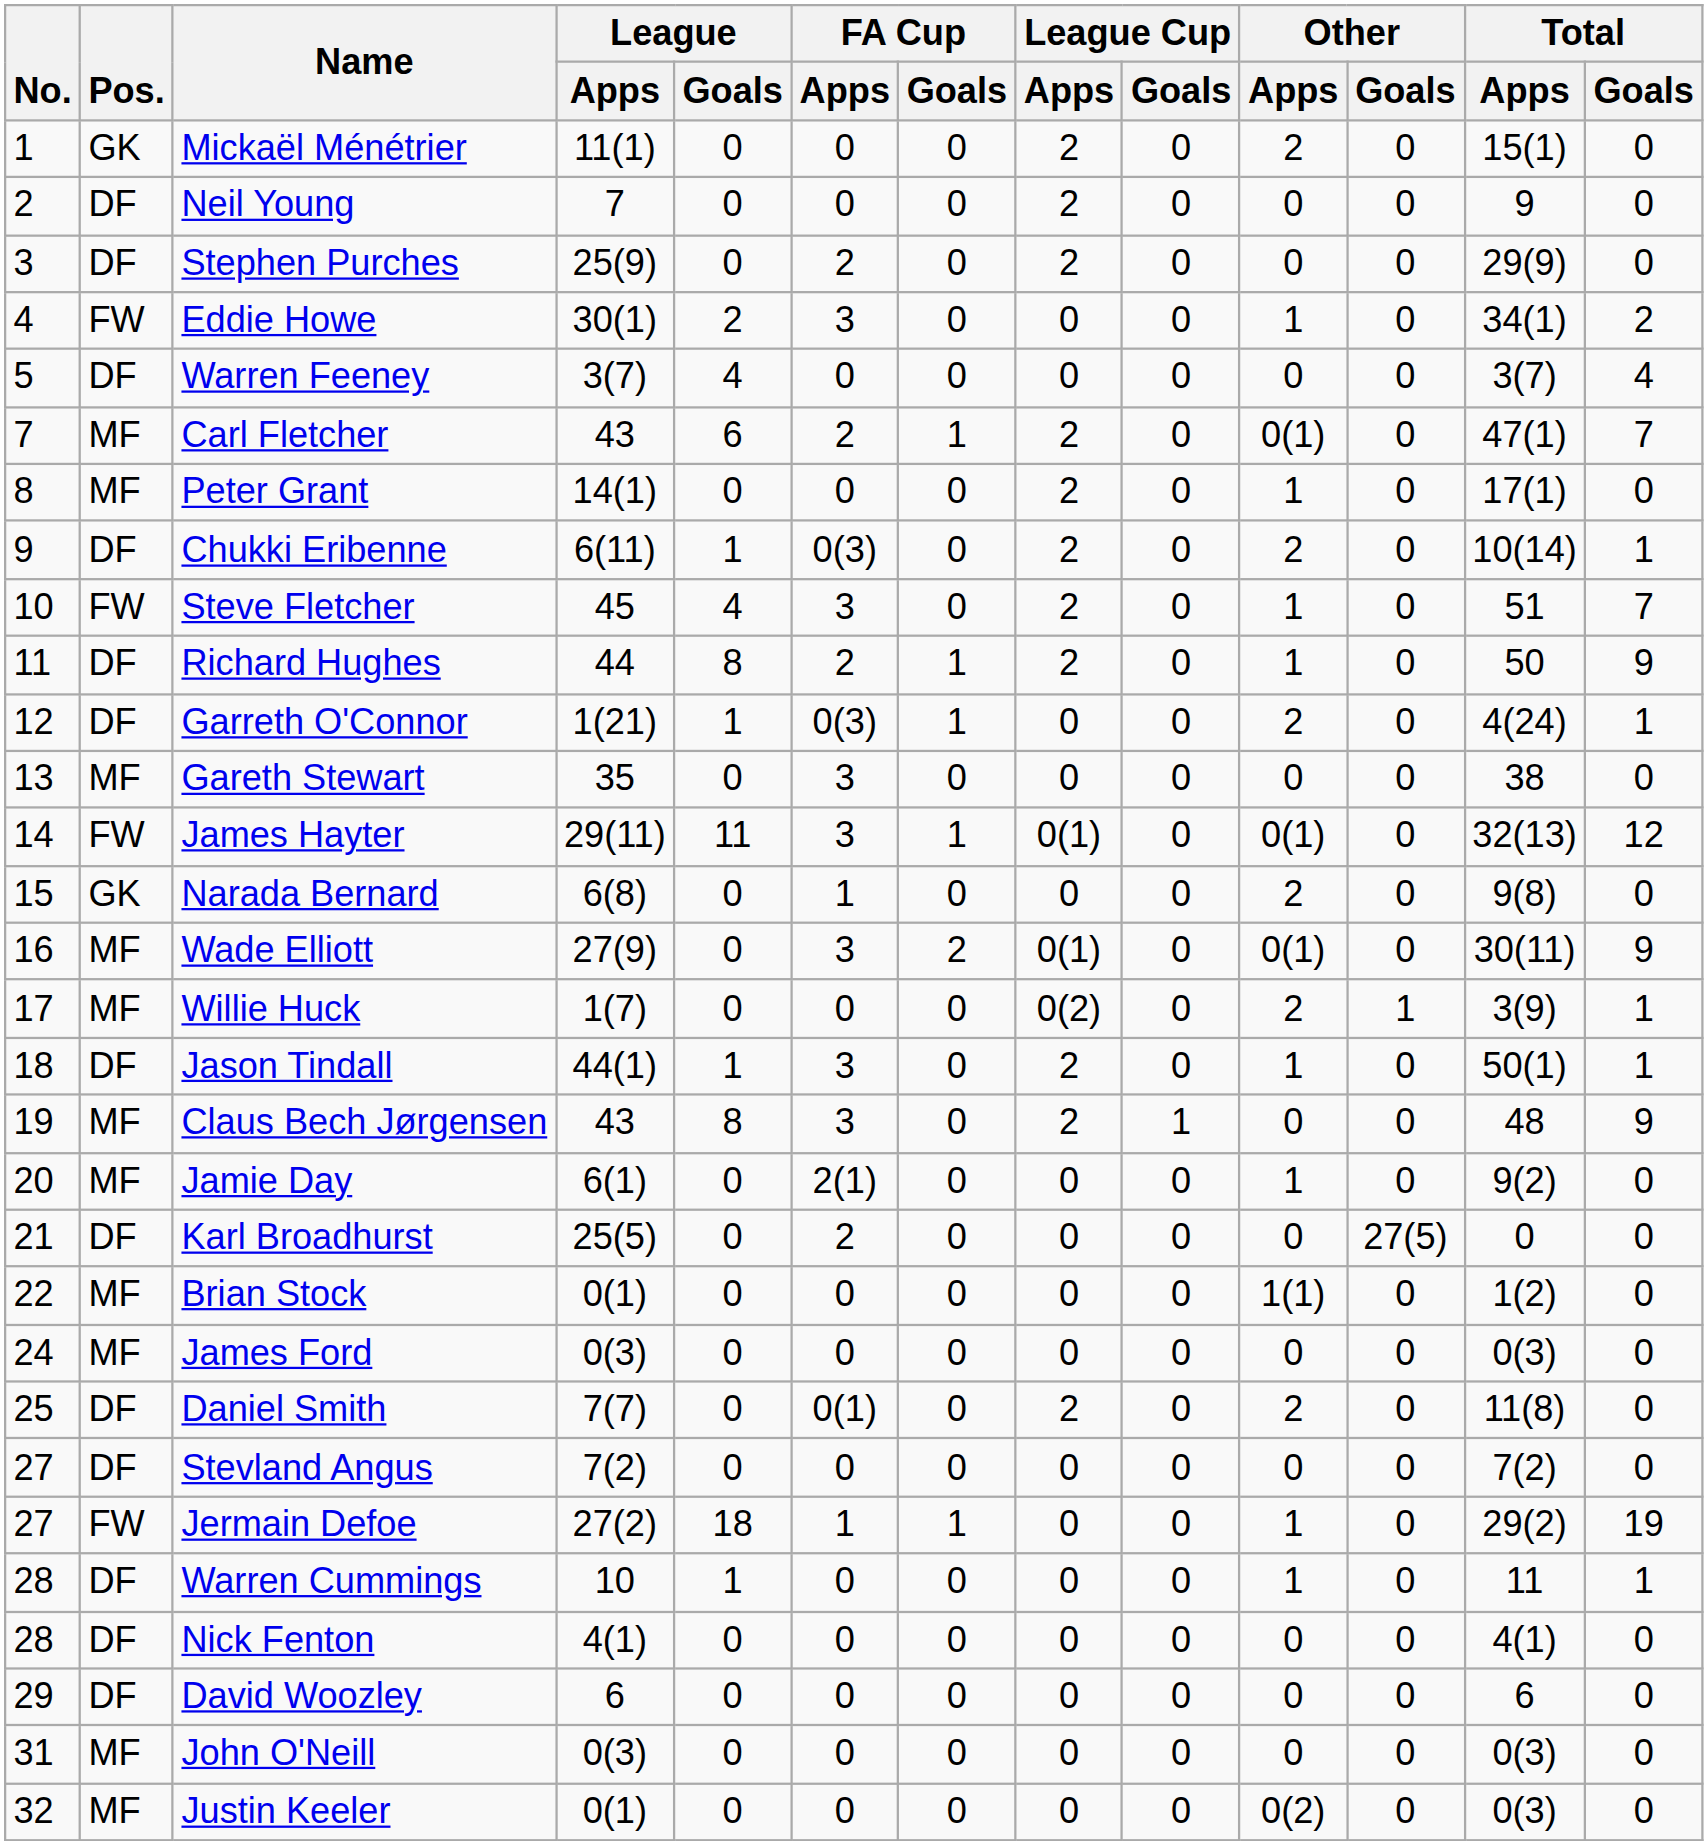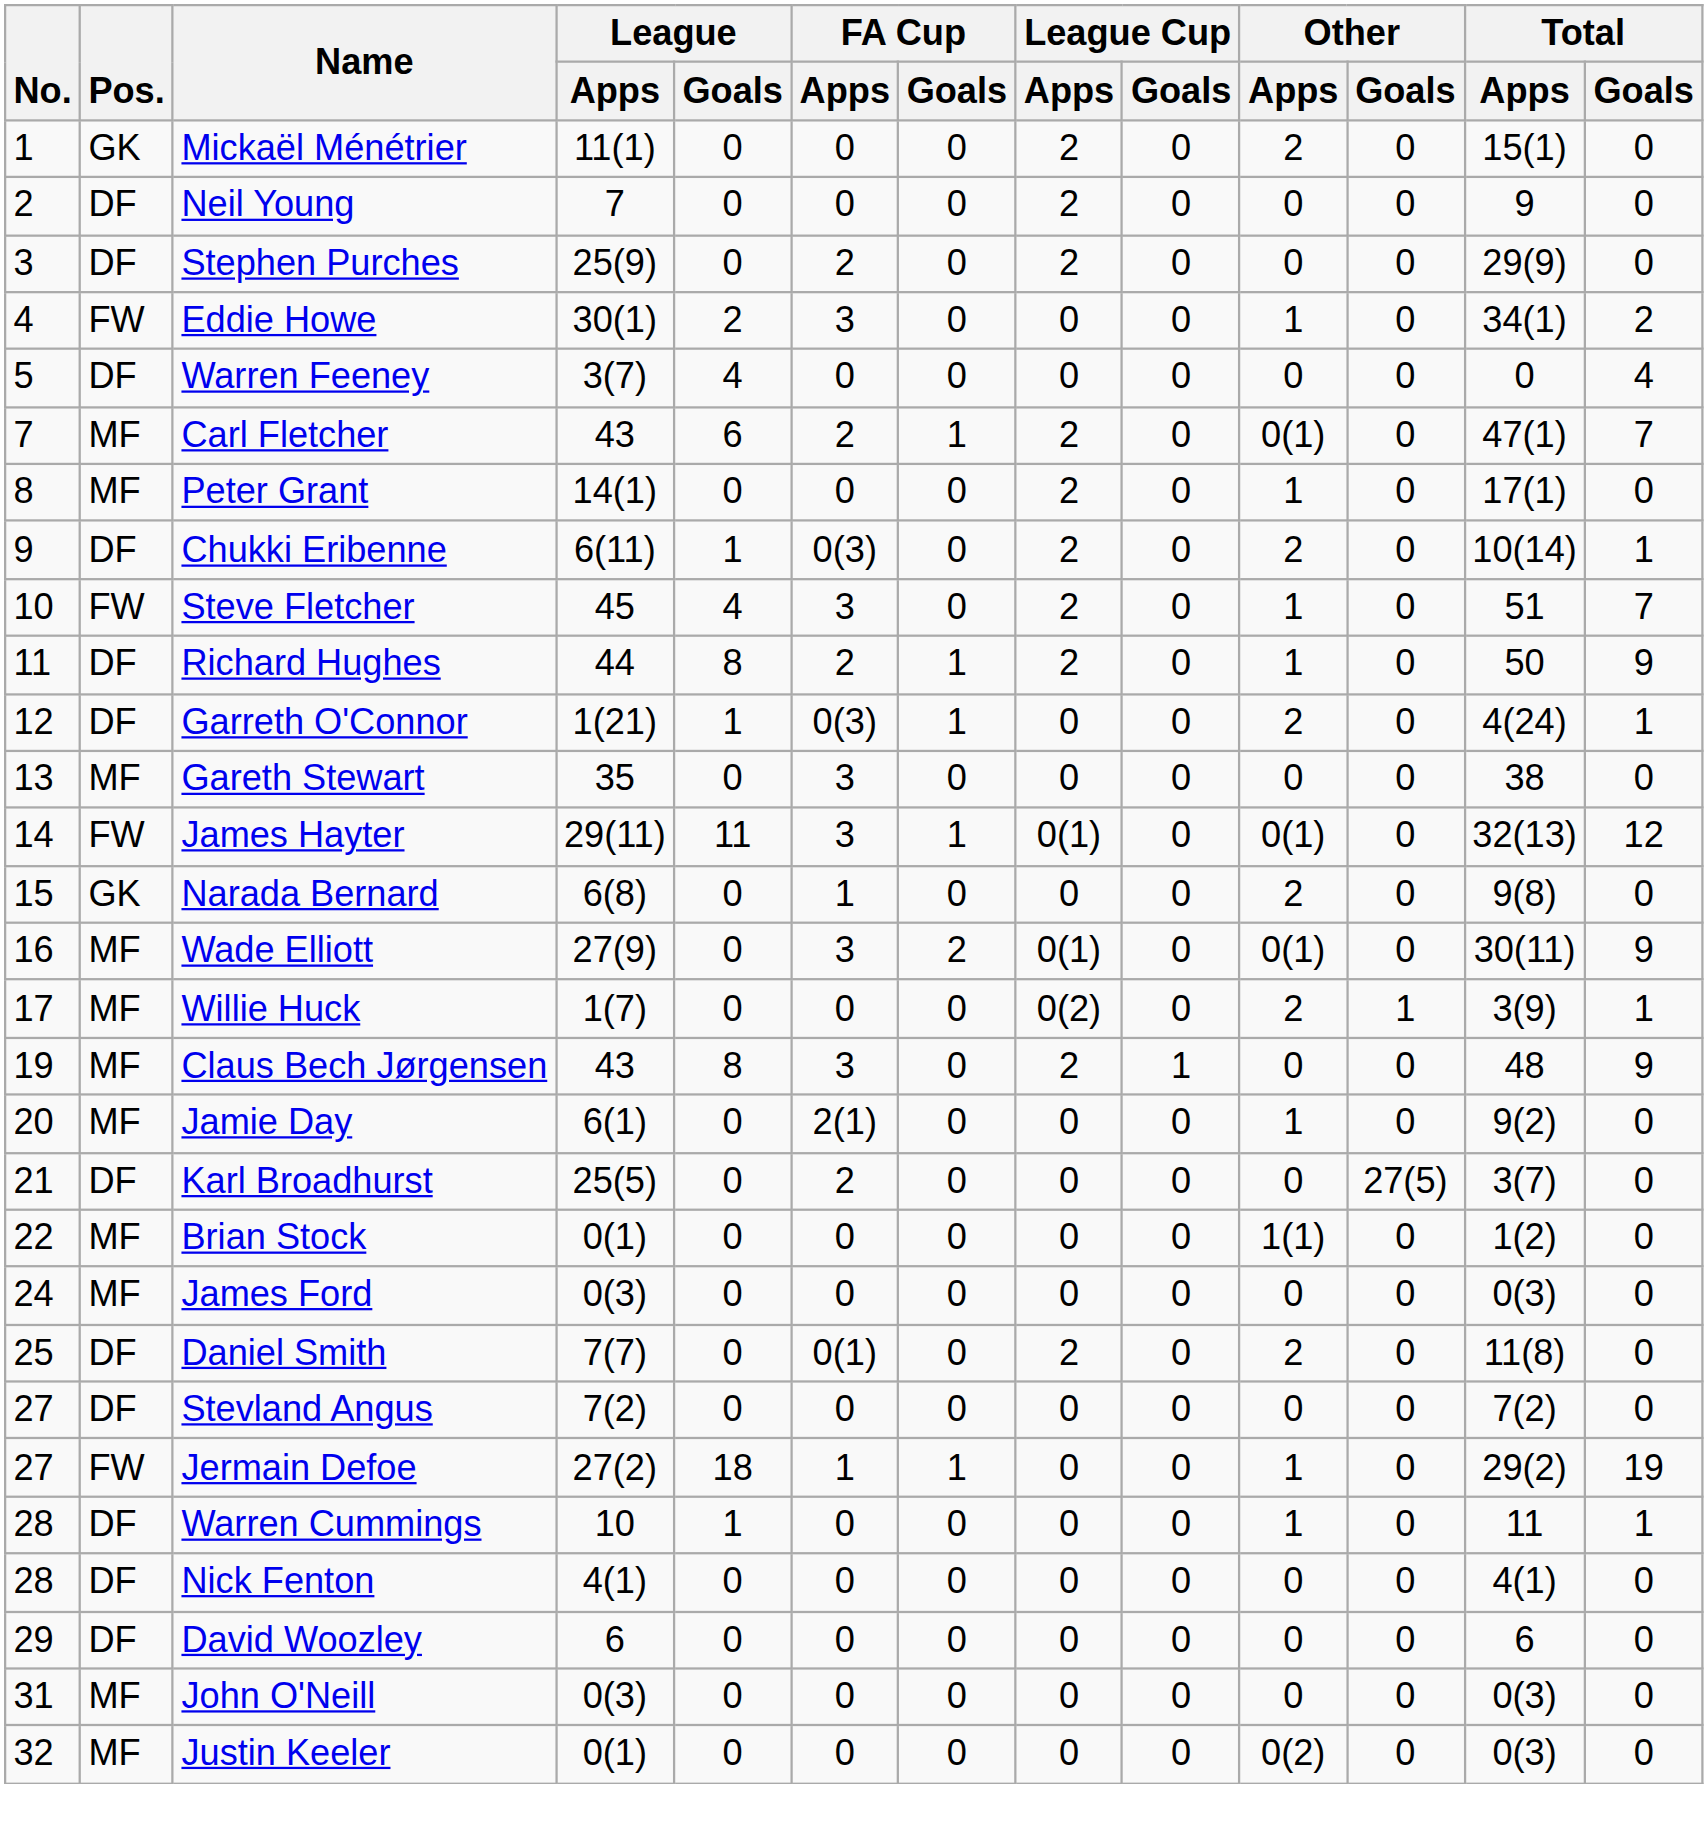(1525, 377) 3(7) -> (1525, 377) 0
- row: (287, 1065)
(1525, 1237) 0 -> (1525, 1180) 3(7)
